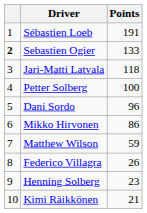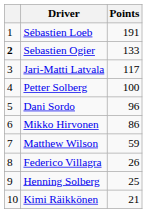(131, 69) 118 -> (131, 69) 117
(134, 180) 23 -> (134, 180) 25
